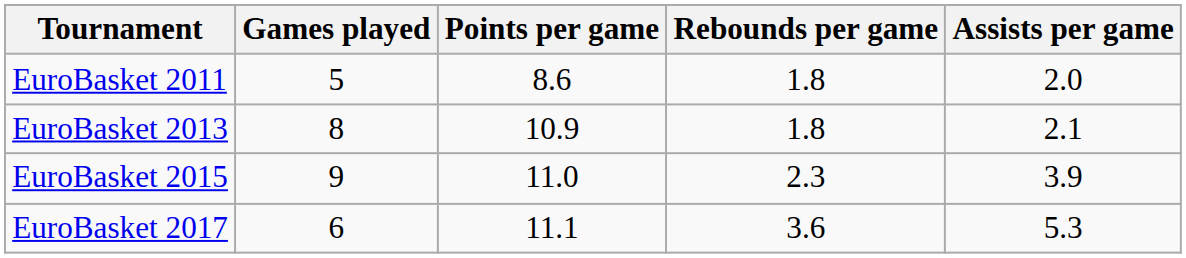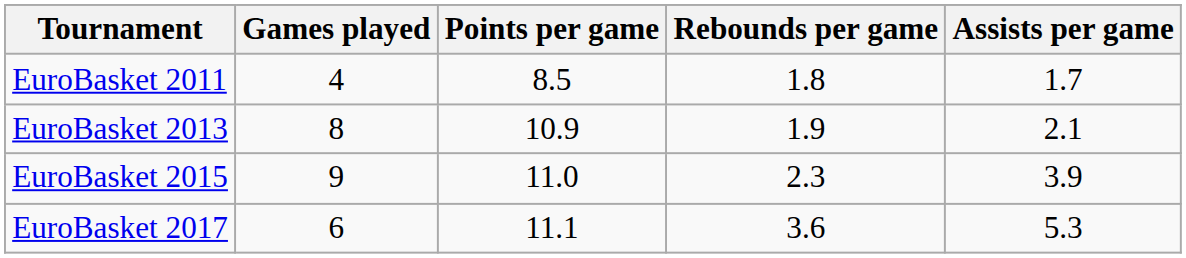(336, 78) 5 -> (336, 78) 4
(552, 78) 8.6 -> (552, 78) 8.5
(1063, 78) 2.0 -> (1063, 78) 1.7
(806, 128) 1.8 -> (806, 128) 1.9
